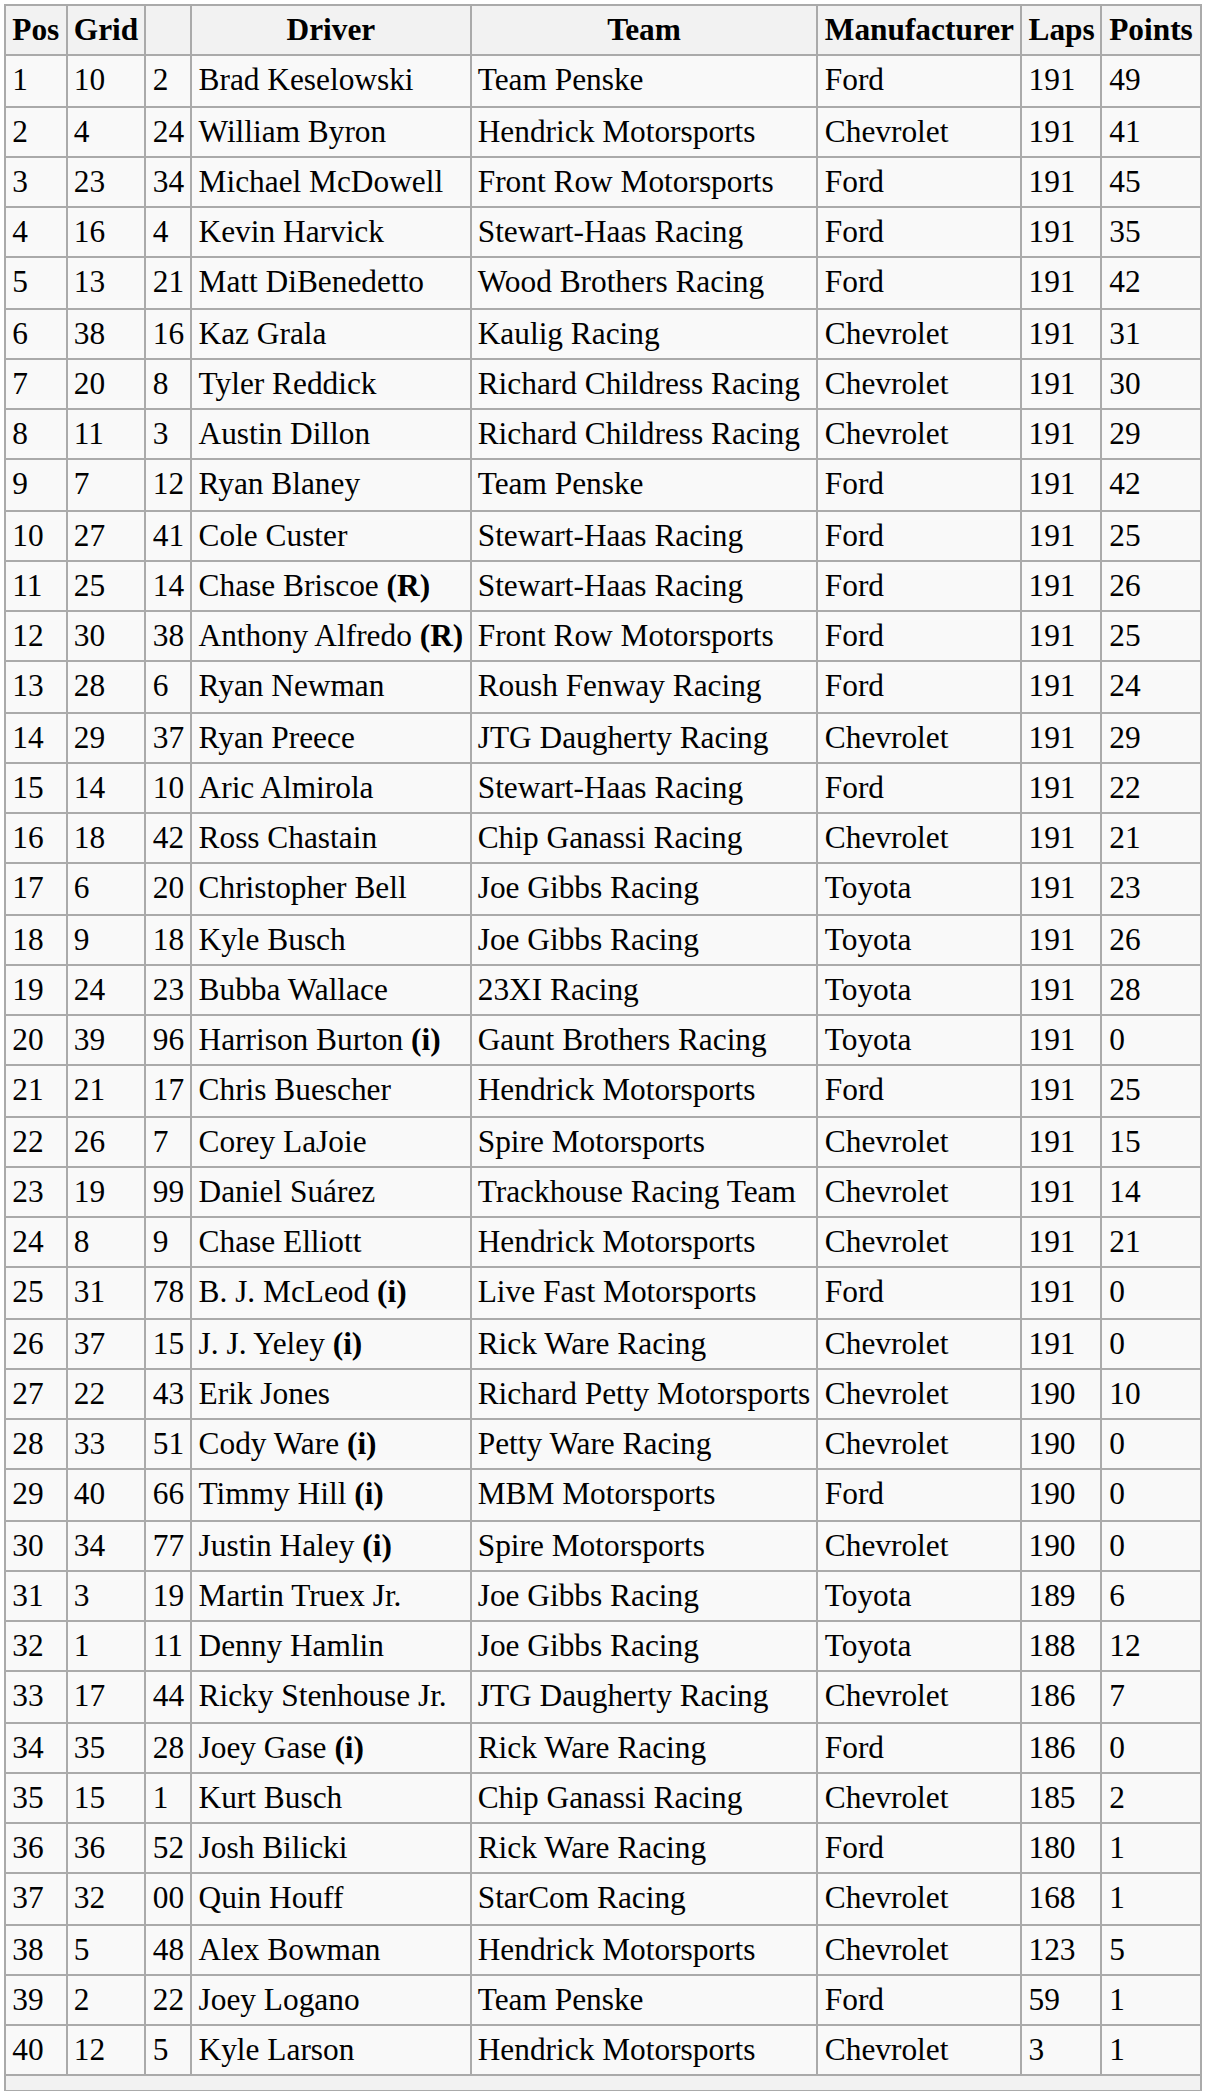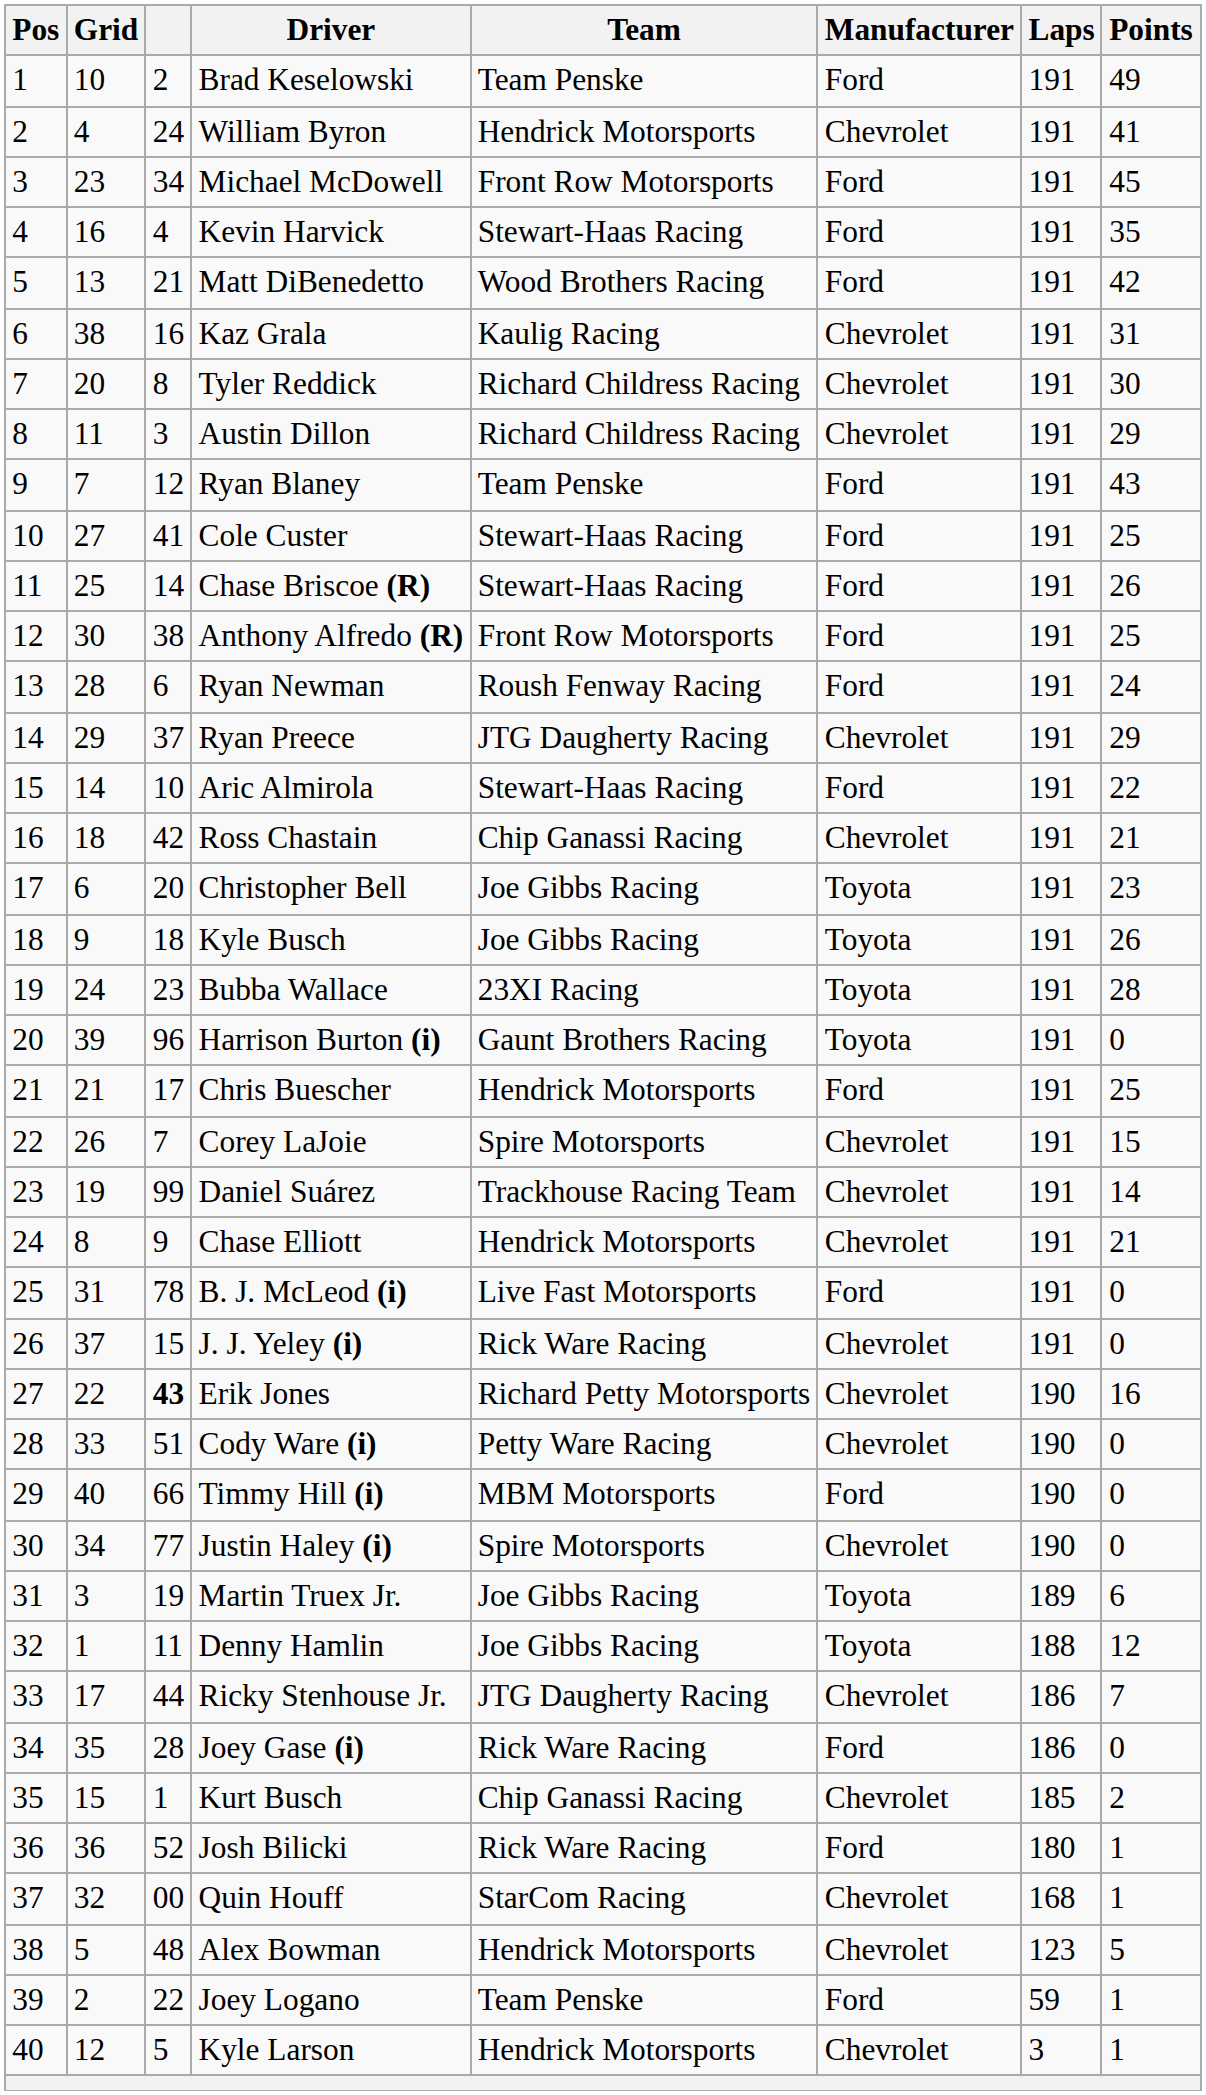(1125, 483) 42 -> (1125, 483) 43
(168, 1392) normal -> (168, 1392) bold
(1125, 1392) 10 -> (1125, 1392) 16
